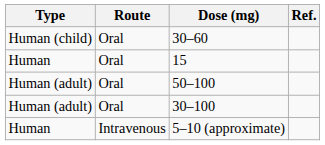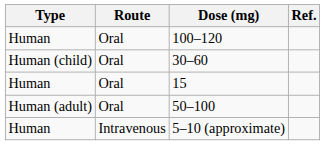+ row: (197, 38)
- row: (194, 106)
